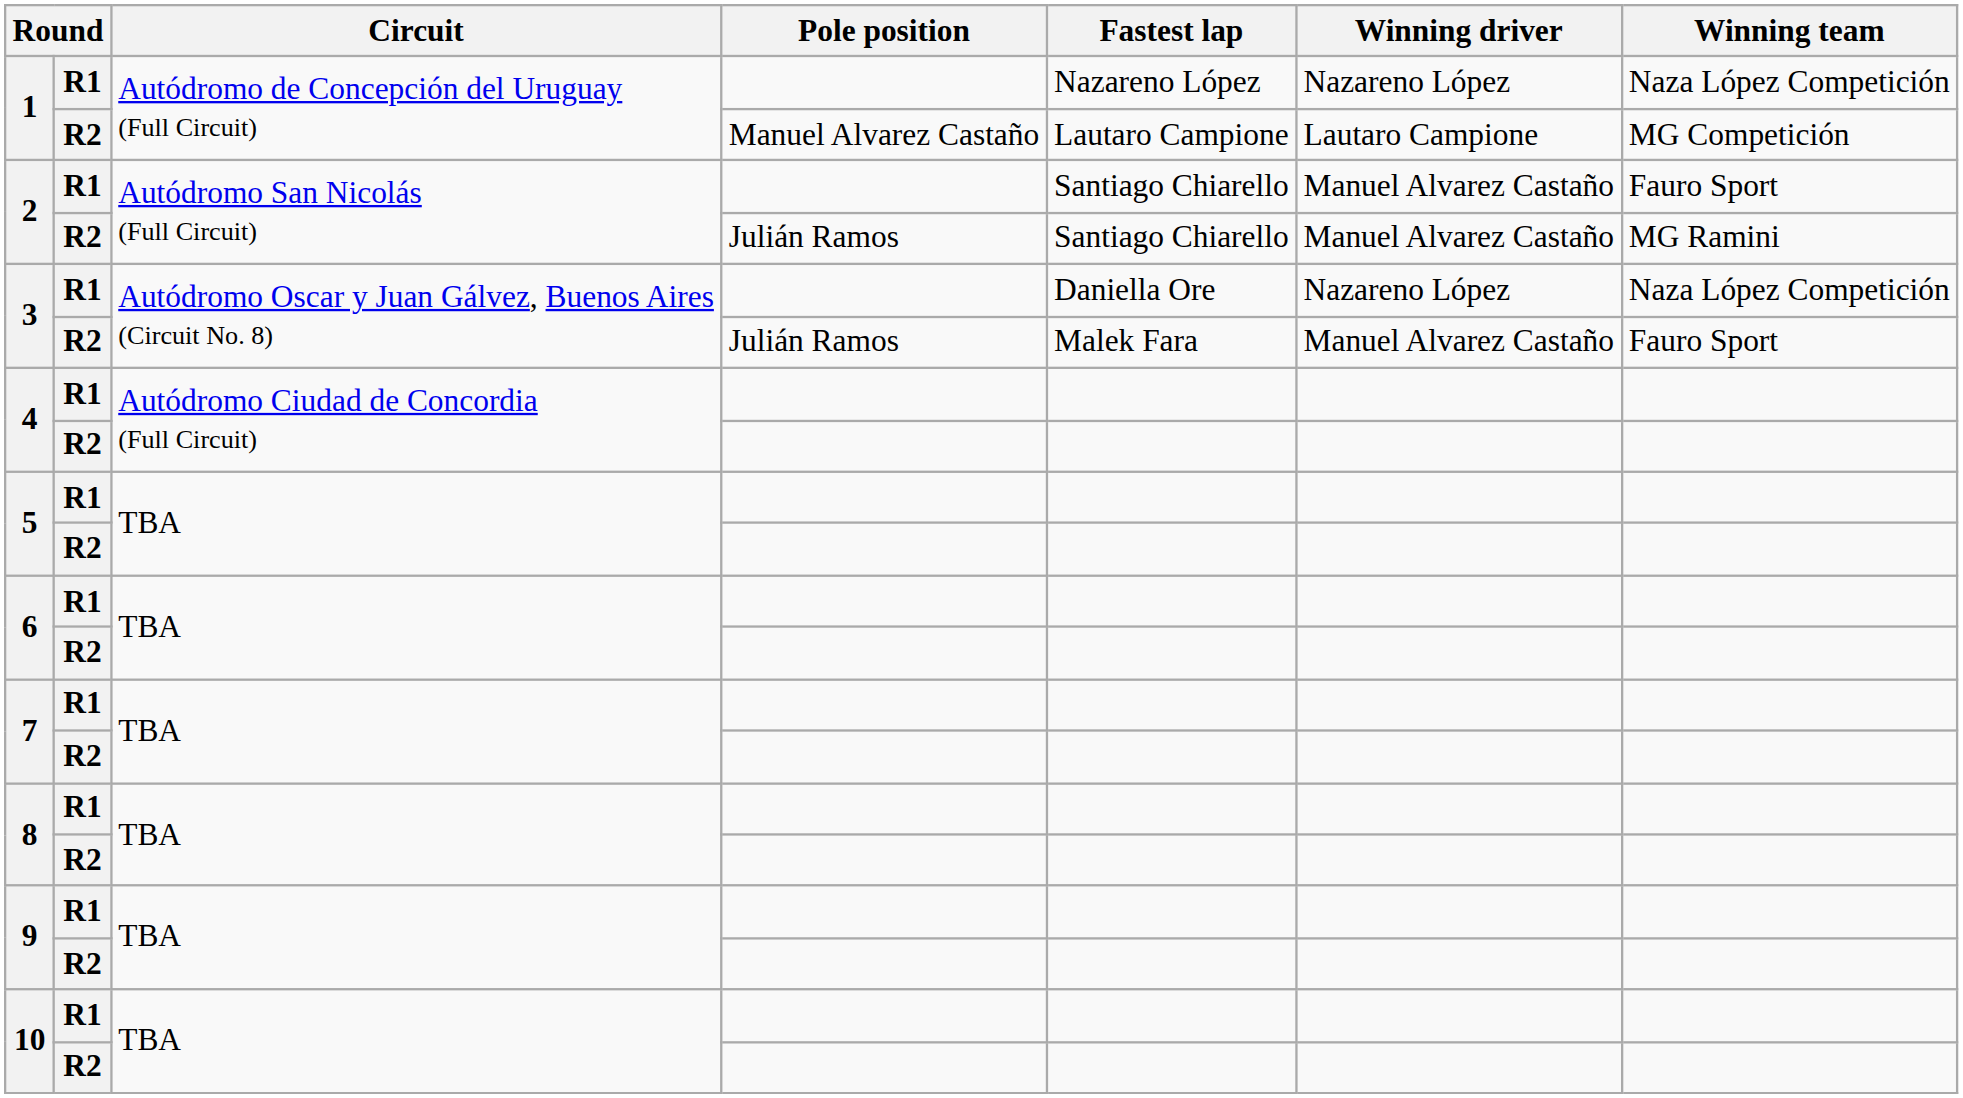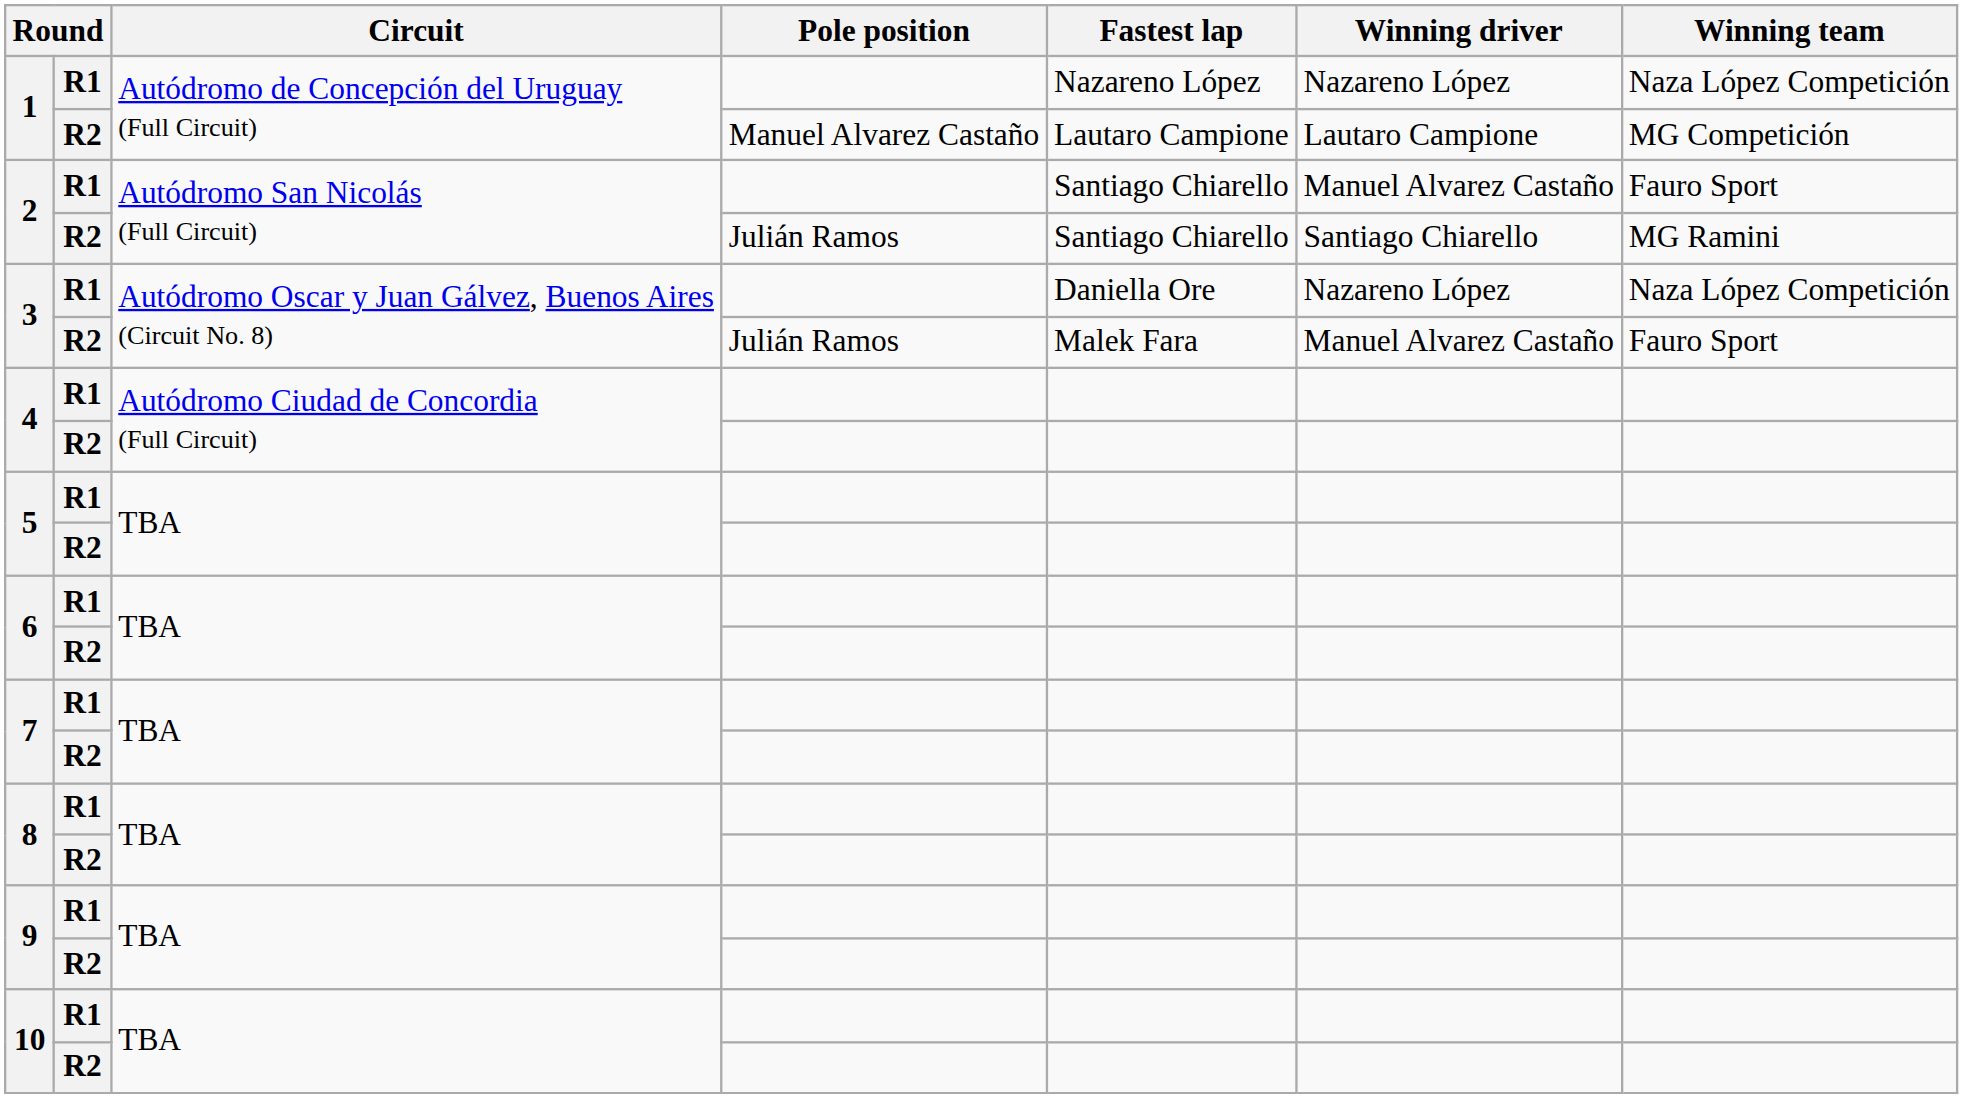(1459, 237) Manuel Alvarez Castaño -> (1421, 237) Santiago Chiarello
